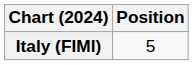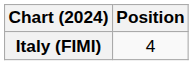(150, 45) 5 -> (150, 45) 4
